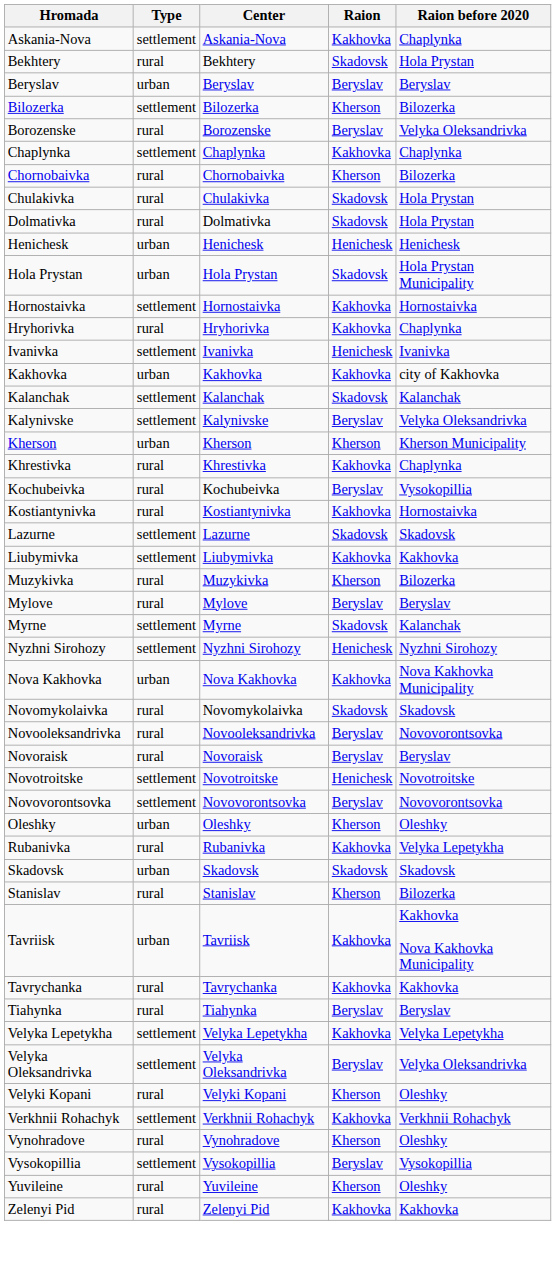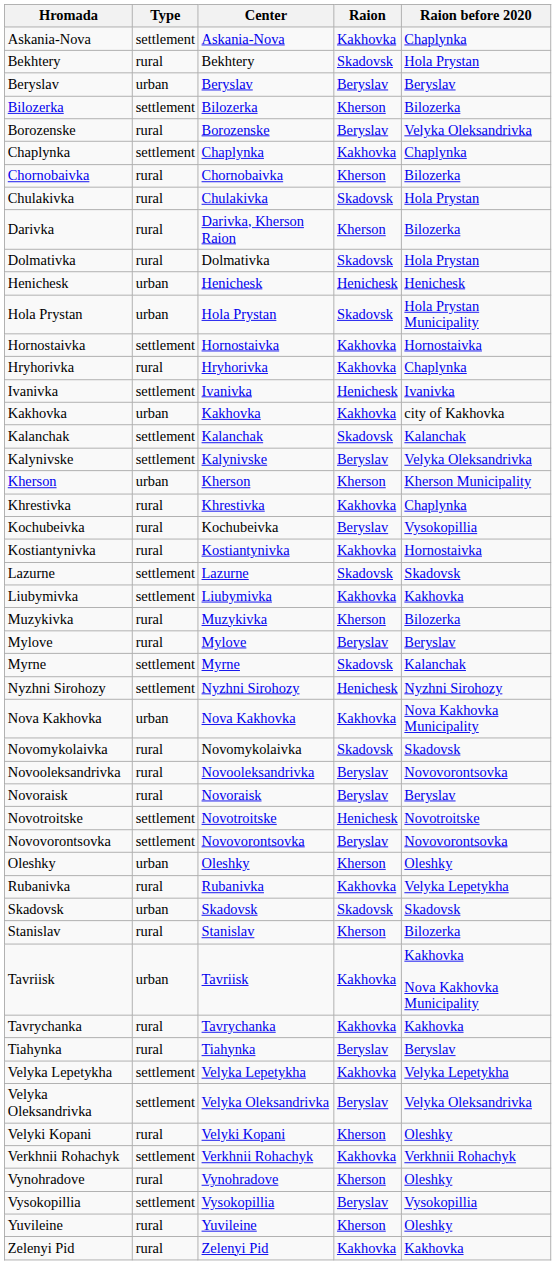+ row: (31, 229)
